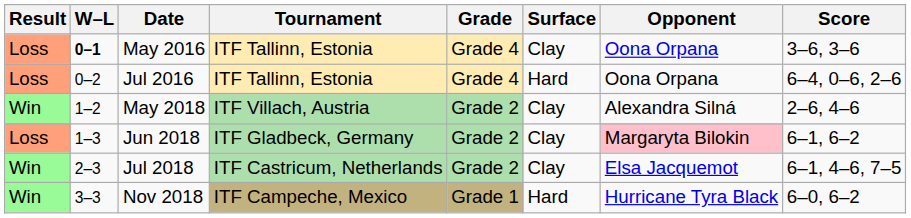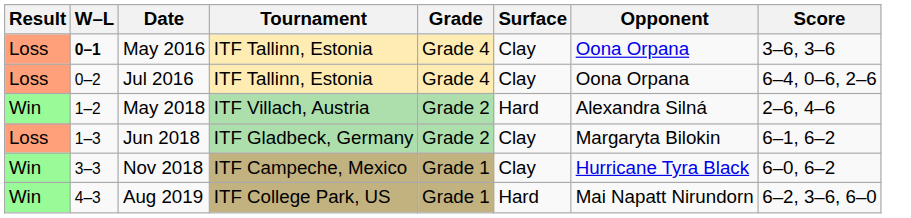(548, 78) Hard -> (517, 78) Clay
(546, 108) Clay -> (519, 108) Hard
(677, 138) pink background -> (648, 138) no background
- row: (158, 167)
(548, 197) Hard -> (517, 167) Clay
+ row: (163, 197)
